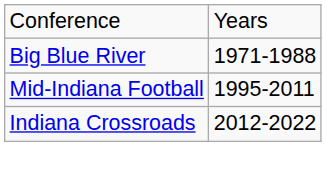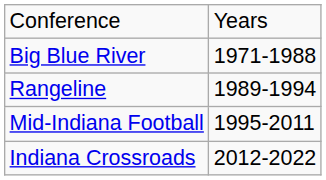+ row: (58, 89)
